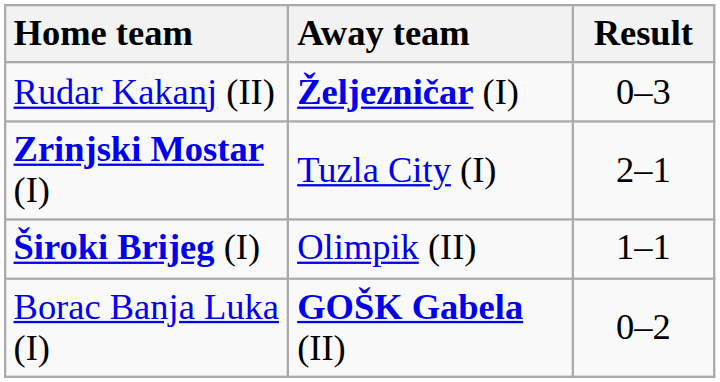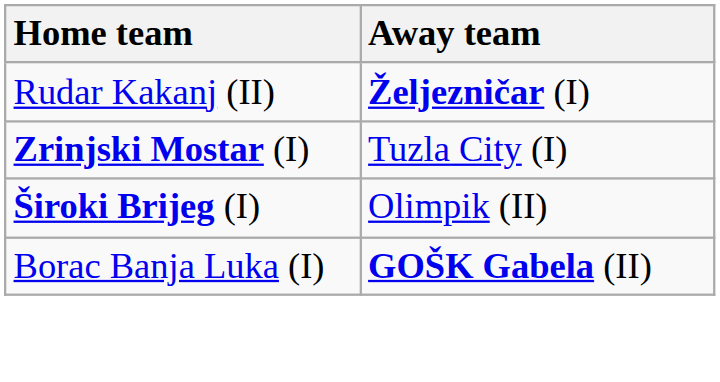- column: (643, 33)
